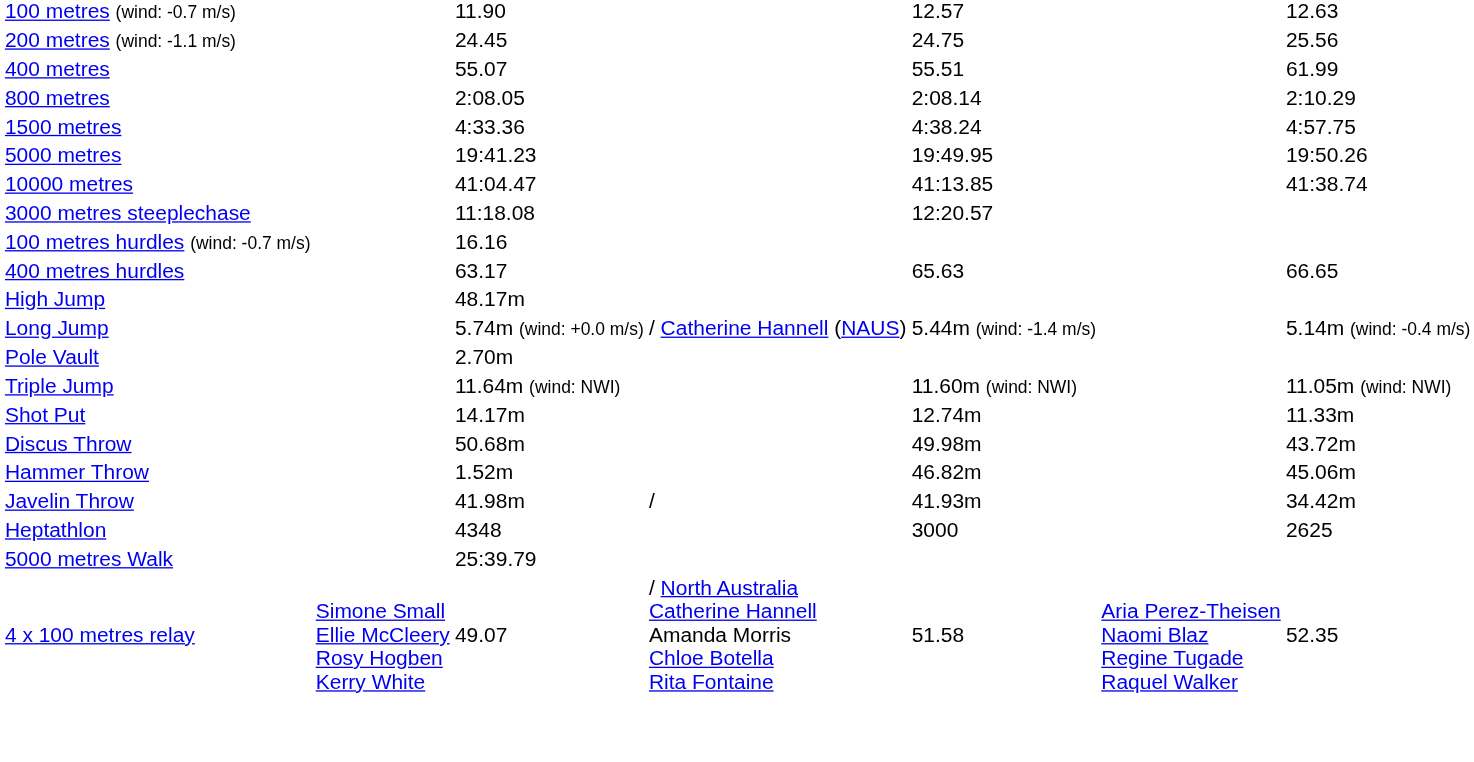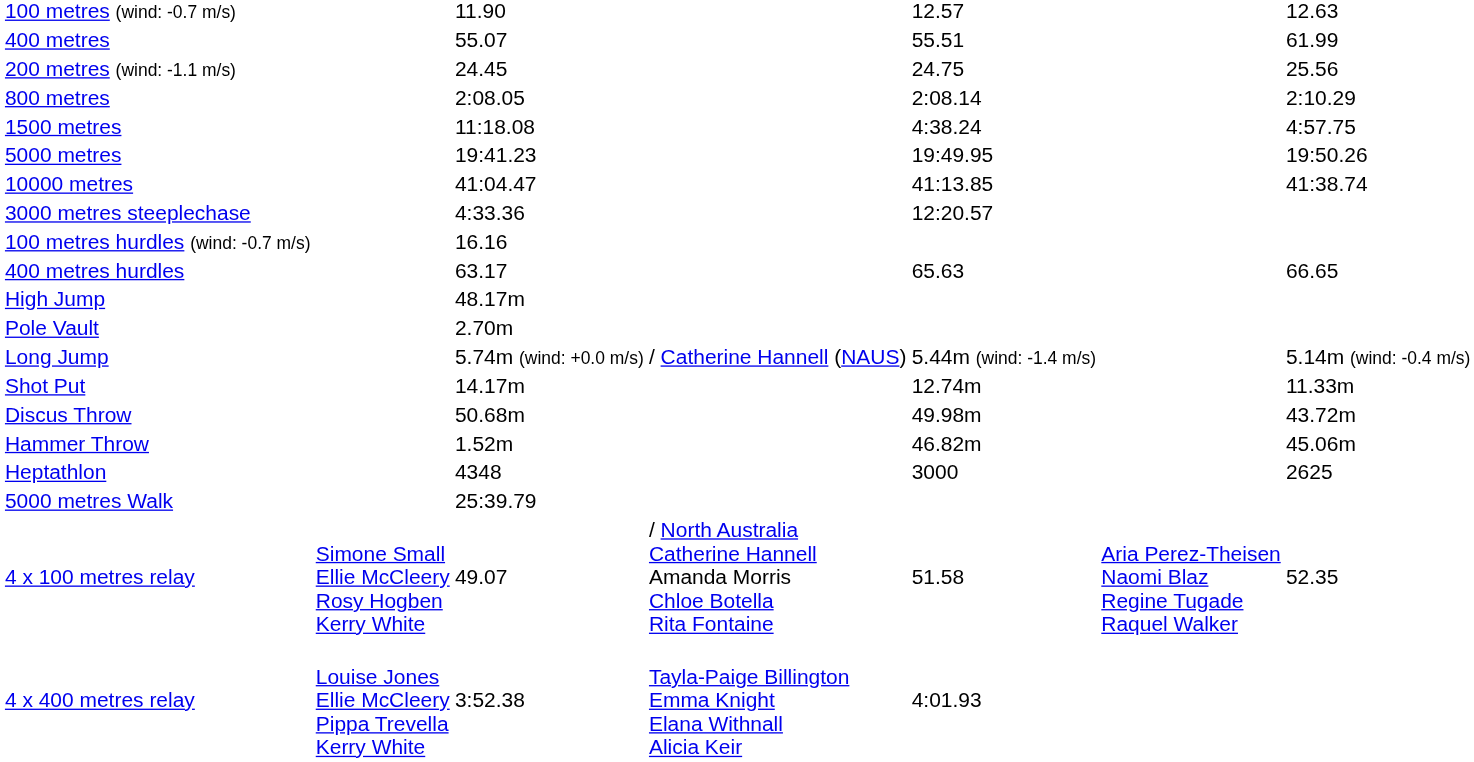rows swapped: (120, 40) <-> (57, 69)
(490, 126) 4:33.36 -> (495, 126) 11:18.08
(495, 213) 11:18.08 -> (490, 213) 4:33.36
rows swapped: (52, 357) <-> (57, 328)
- row: (59, 386)
- row: (69, 501)
+ row: (100, 700)
